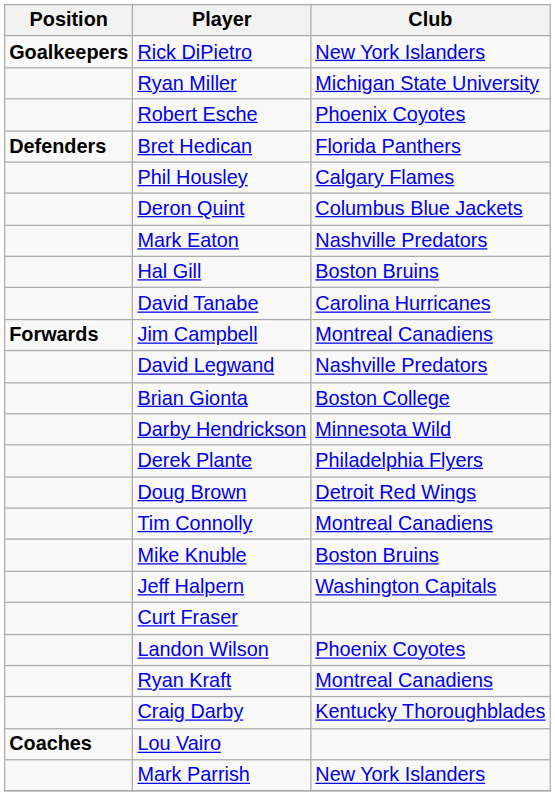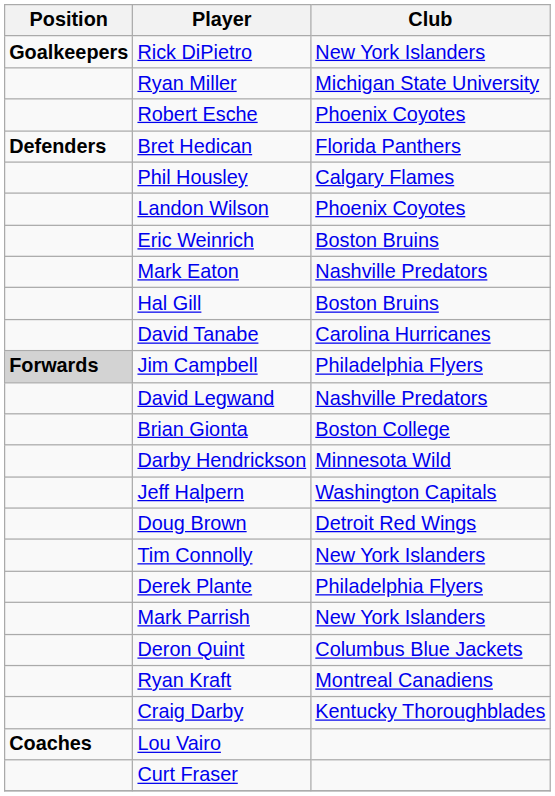rows swapped: (191, 209) <-> (203, 649)
+ row: (196, 240)
(54, 334) no background -> (54, 366) lightgrey background
(404, 334) Montreal Canadiens -> (399, 366) Philadelphia Flyers
rows swapped: (191, 586) <-> (195, 460)
(404, 523) Montreal Canadiens -> (400, 555) New York Islanders
- row: (192, 555)
rows swapped: (194, 775) <-> (188, 618)
